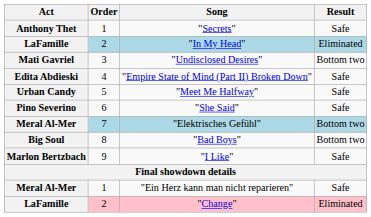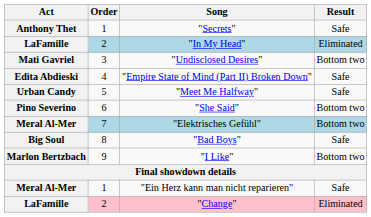(341, 108) Safe -> (341, 108) Bottom two
(341, 140) Bottom two -> (341, 140) Safe
(341, 156) Safe -> (341, 156) Bottom two
